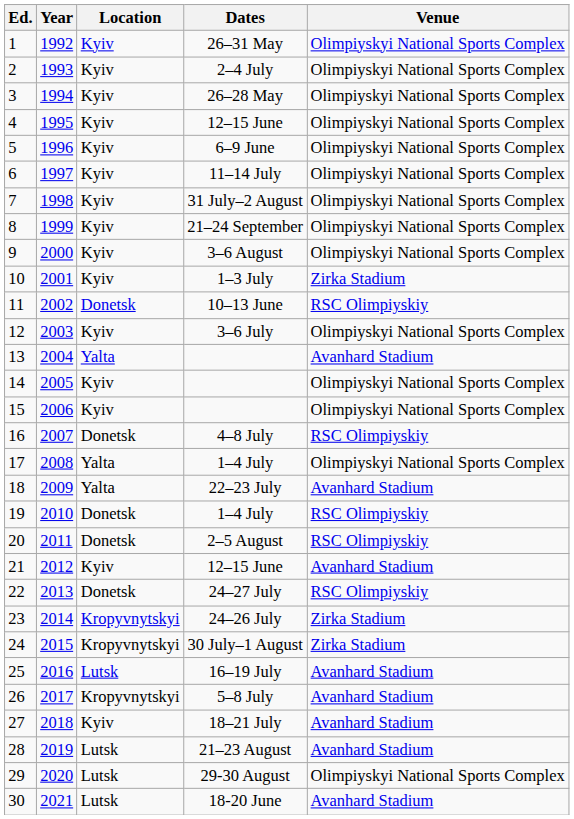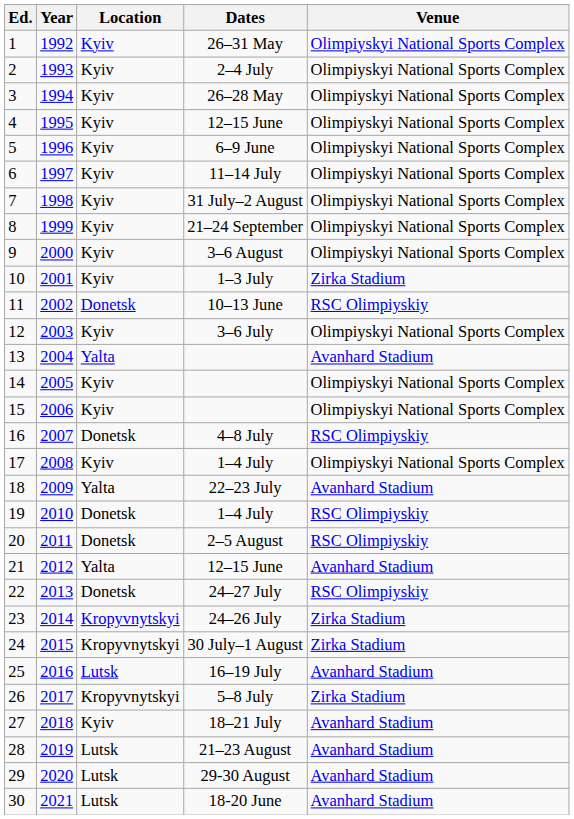(98, 461) Yalta -> (97, 461) Kyiv
(97, 566) Kyiv -> (98, 566) Yalta
(372, 697) Avanhard Stadium -> (358, 697) Zirka Stadium
(438, 775) Olimpiyskyi National Sports Complex -> (372, 775) Avanhard Stadium
